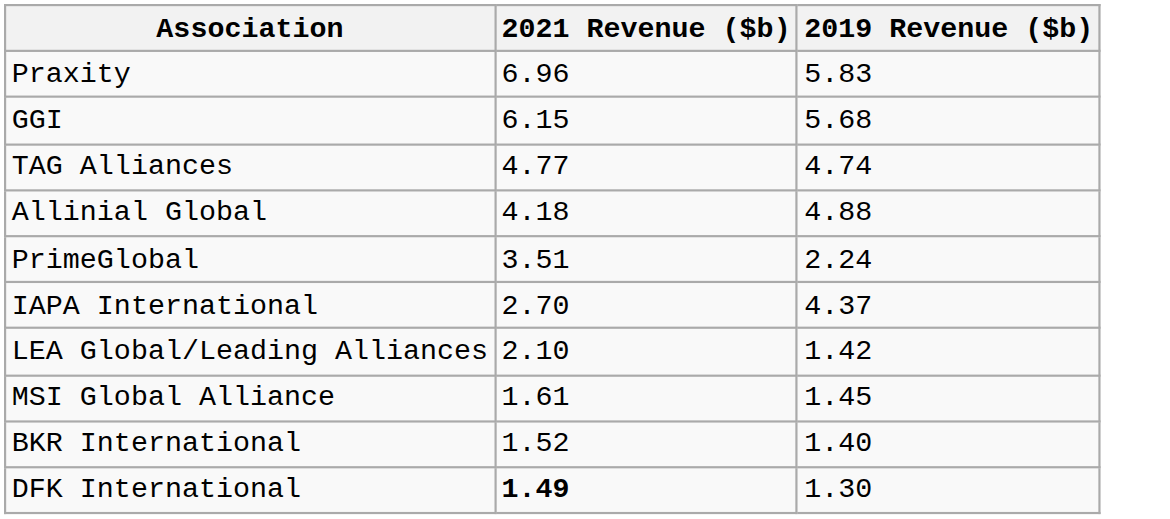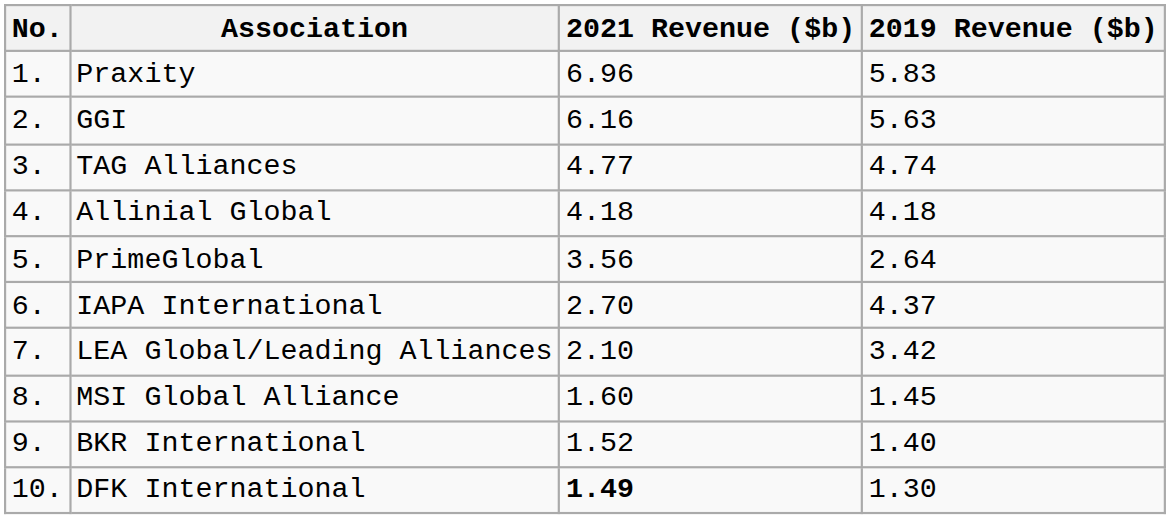+ column: (37, 28)
(536, 121) 6.15 -> (600, 121) 6.16
(838, 121) 5.68 -> (903, 121) 5.63
(838, 213) 4.88 -> (903, 213) 4.18
(536, 259) 3.51 -> (600, 259) 3.56
(838, 259) 2.24 -> (903, 259) 2.64
(838, 352) 1.42 -> (903, 352) 3.42
(536, 398) 1.61 -> (600, 398) 1.60
